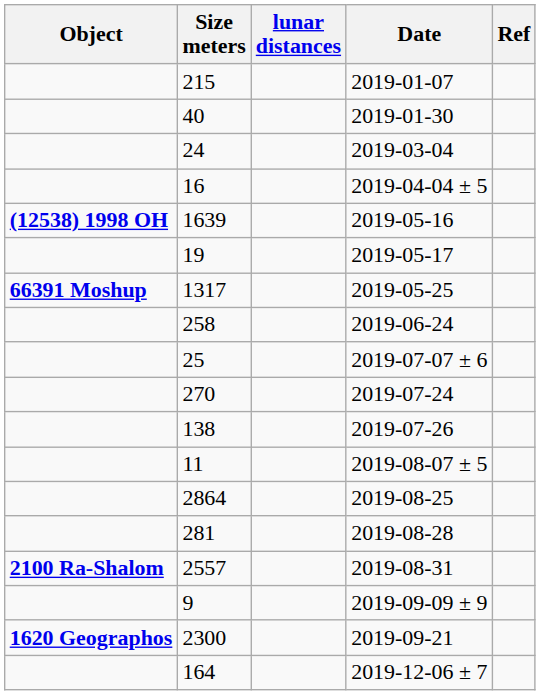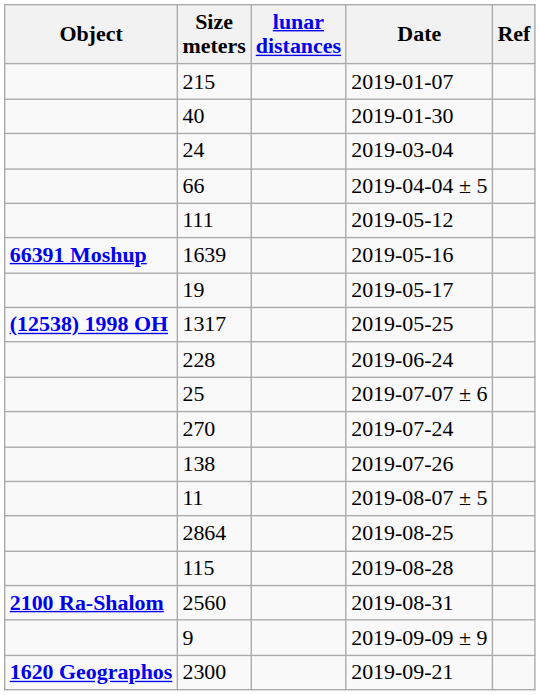(193, 185) 16 -> (193, 185) 66
+ row: (402, 220)
(89, 220) (12538) 1998 OH -> (78, 255) 66391 Moshup
(78, 289) 66391 Moshup -> (89, 324) (12538) 1998 OH
(199, 324) 258 -> (199, 359) 228
(199, 533) 281 -> (198, 567) 115
(204, 567) 2557 -> (204, 602) 2560
- row: (419, 672)
